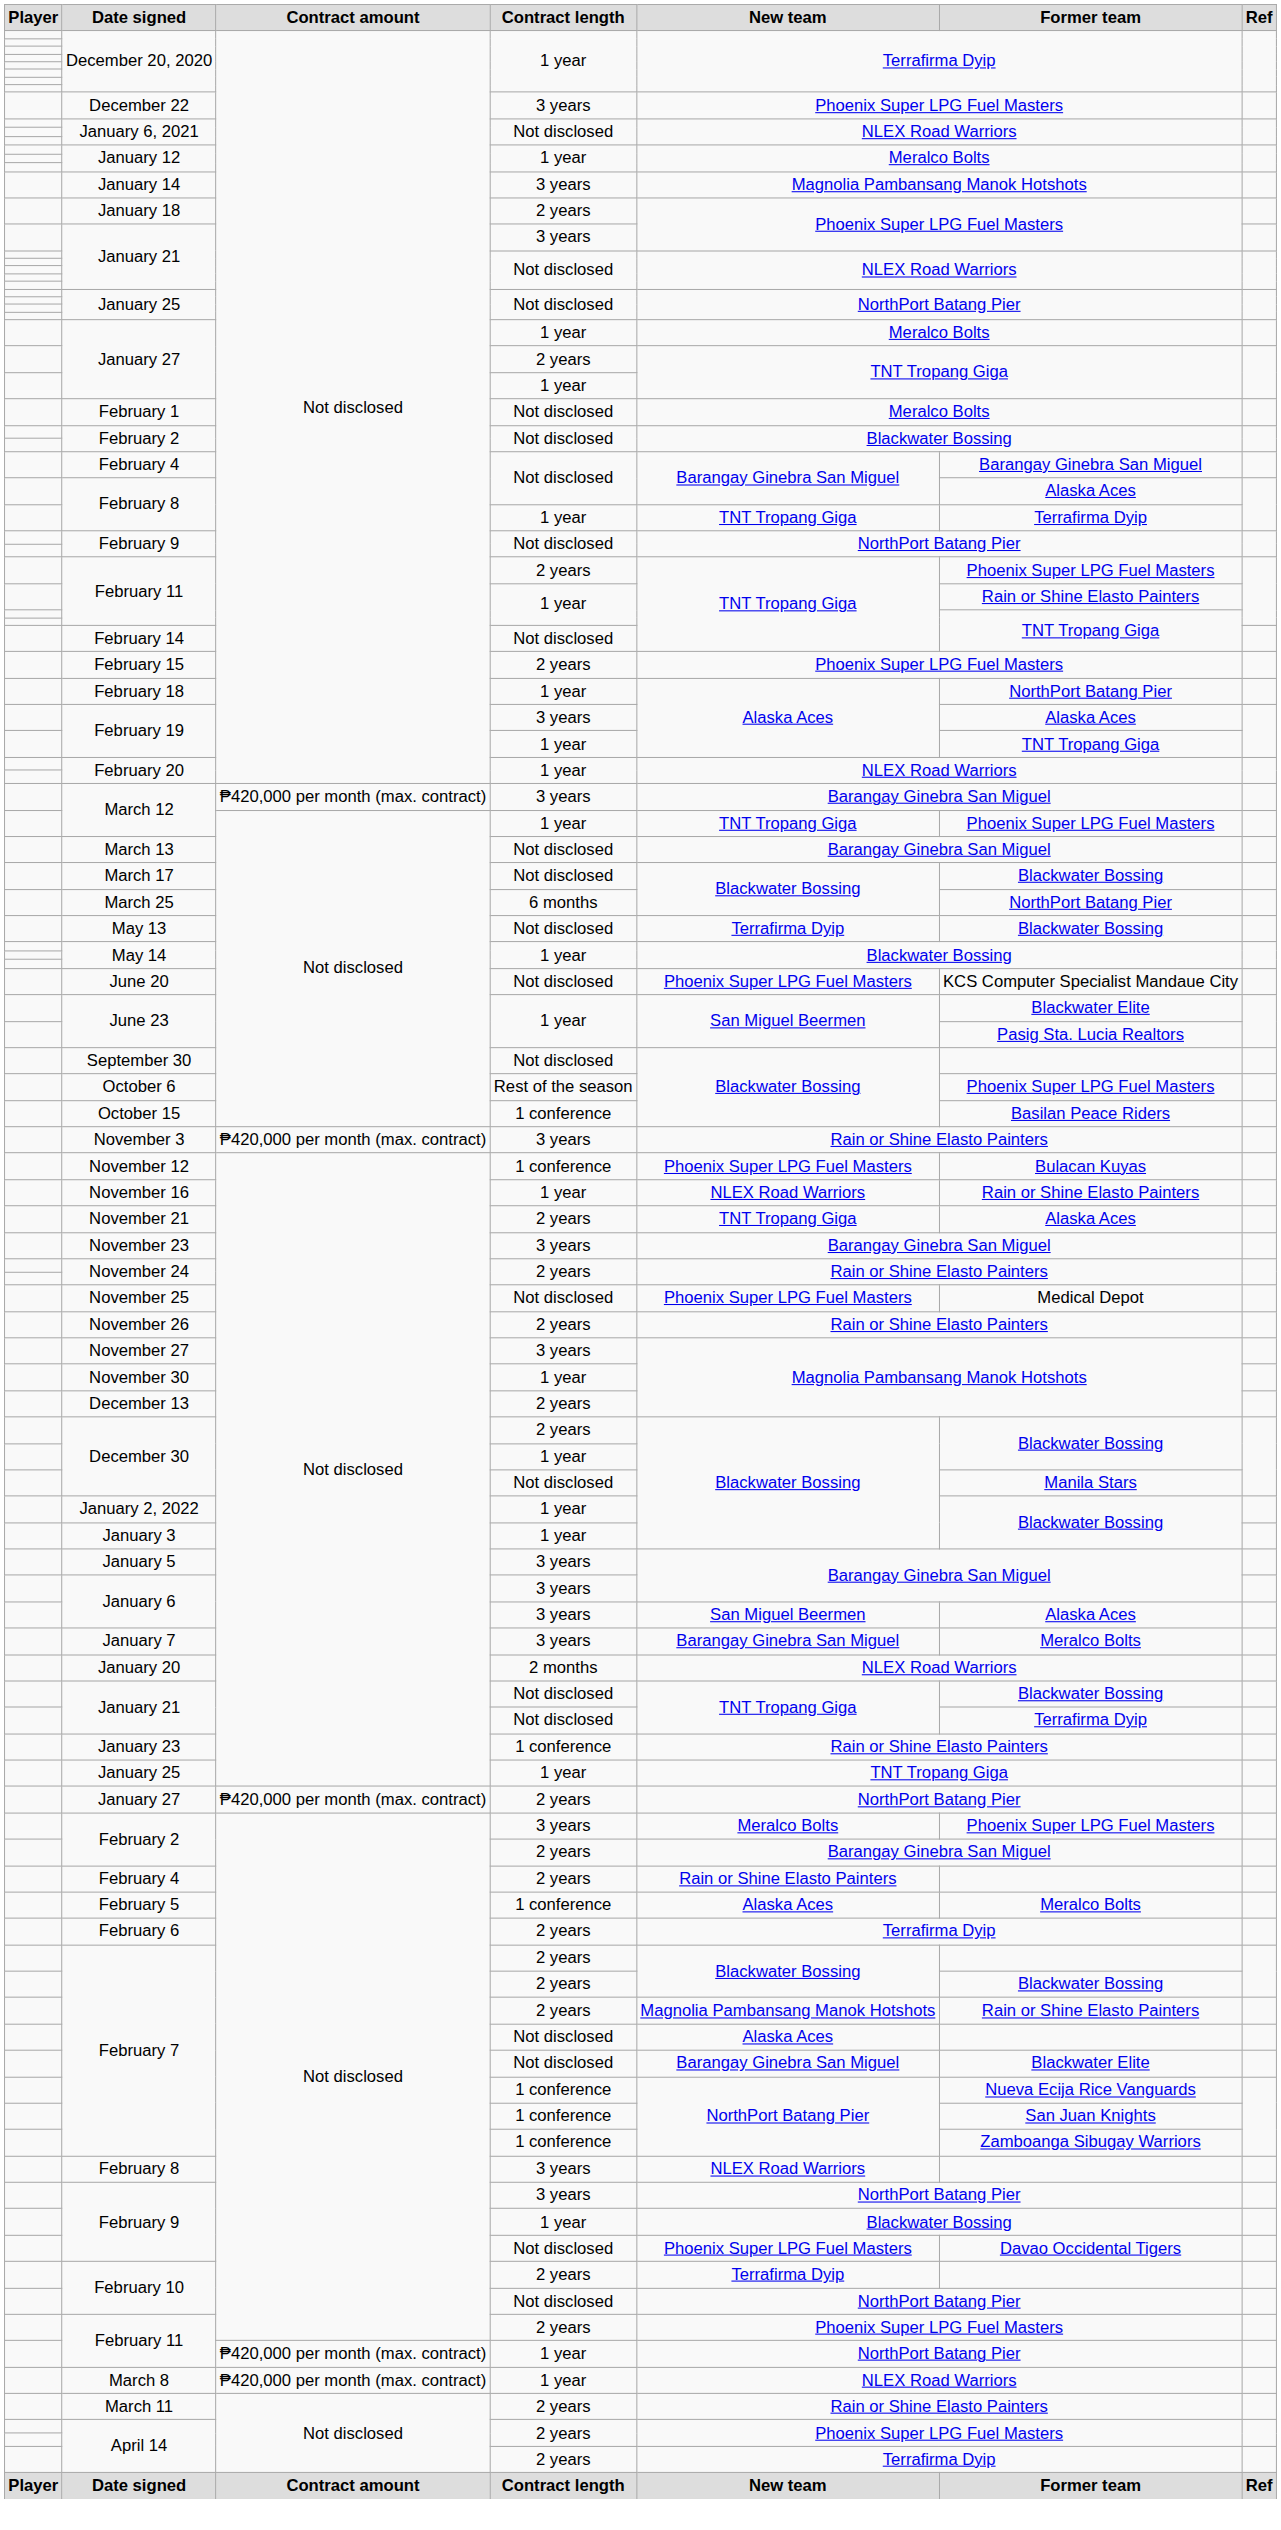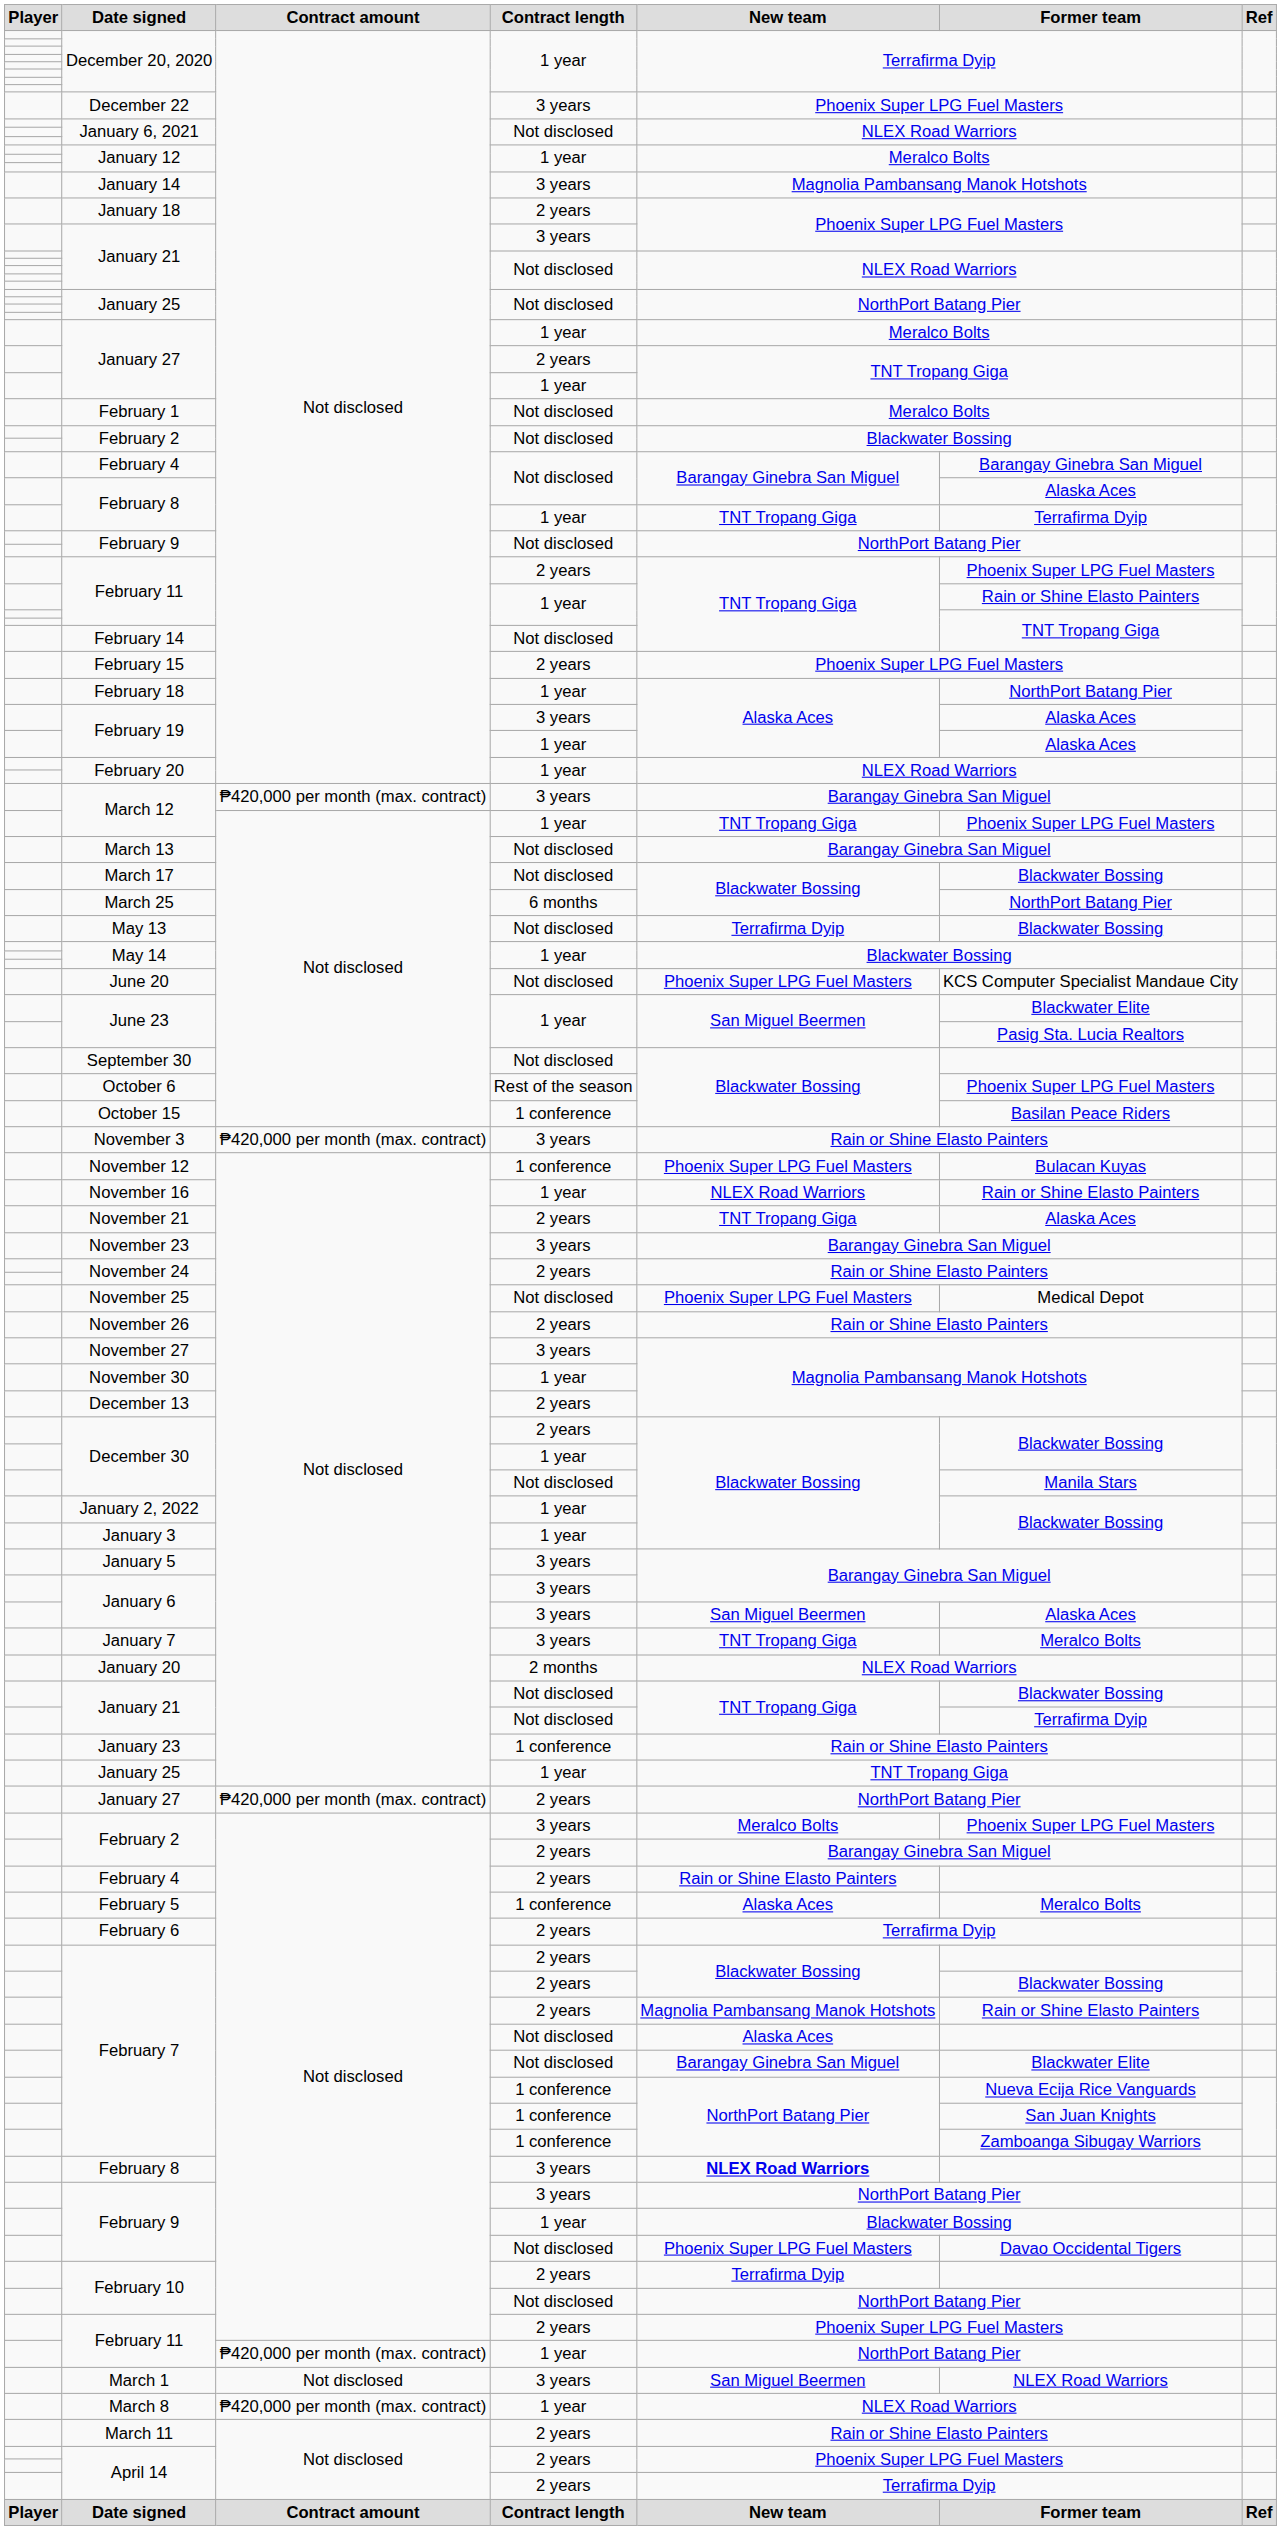(1091, 744) TNT Tropang Giga -> (1091, 744) Alaska Aces
(788, 1641) Barangay Ginebra San Miguel -> (788, 1641) TNT Tropang Giga
(788, 2169) normal -> (788, 2169) bold
+ row: (139, 2380)
